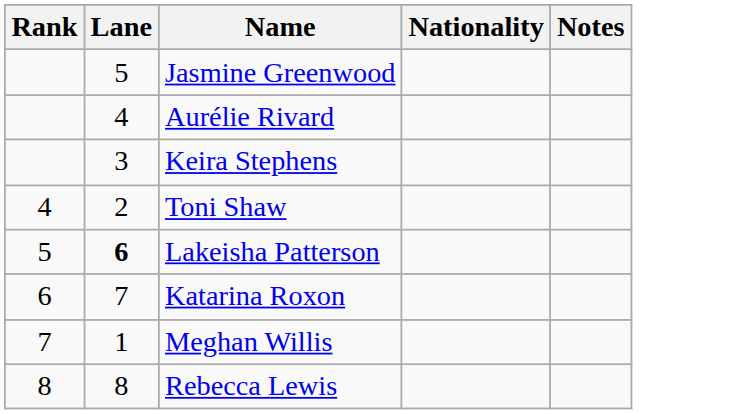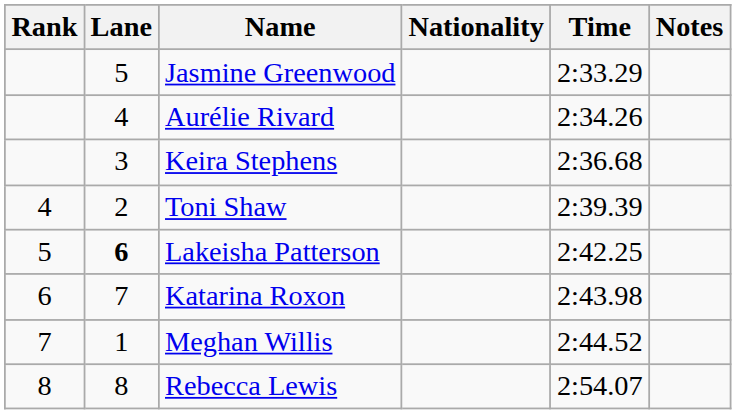+ column: (600, 26)
